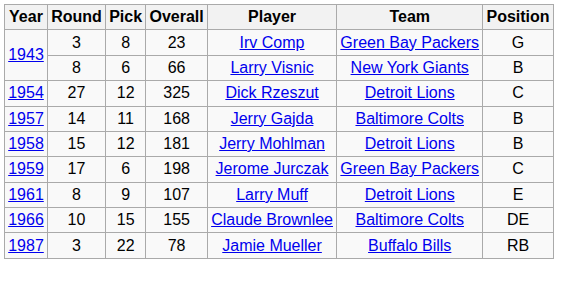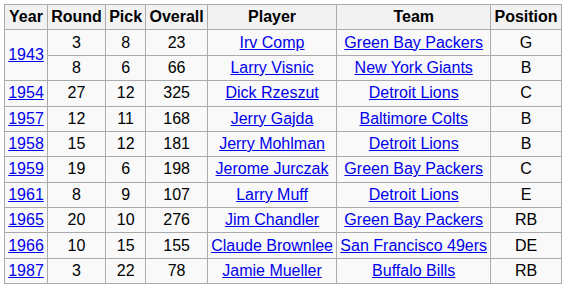(76, 118) 14 -> (76, 118) 12
(76, 169) 17 -> (76, 169) 19
+ row: (177, 220)
(410, 220) Baltimore Colts -> (414, 245) San Francisco 49ers
